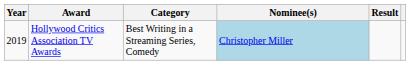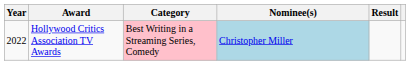(16, 40) 2019 -> (16, 40) 2022
(161, 40) no background -> (161, 40) pink background
